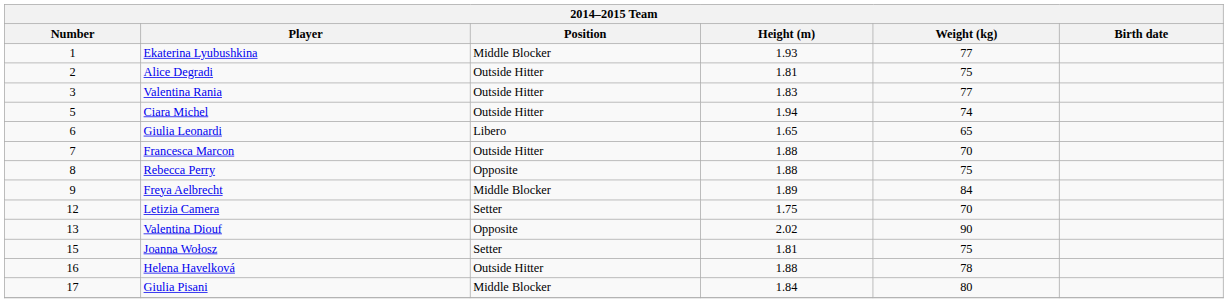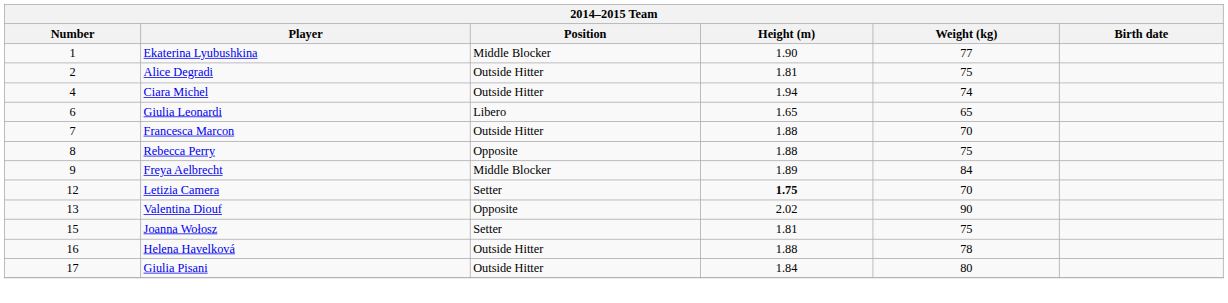(787, 53) 1.93 -> (787, 53) 1.90
- row: (183, 92)
(73, 111) 5 -> (73, 92) 4
(787, 209) normal -> (787, 190) bold
(512, 287) Middle Blocker -> (508, 268) Outside Hitter
